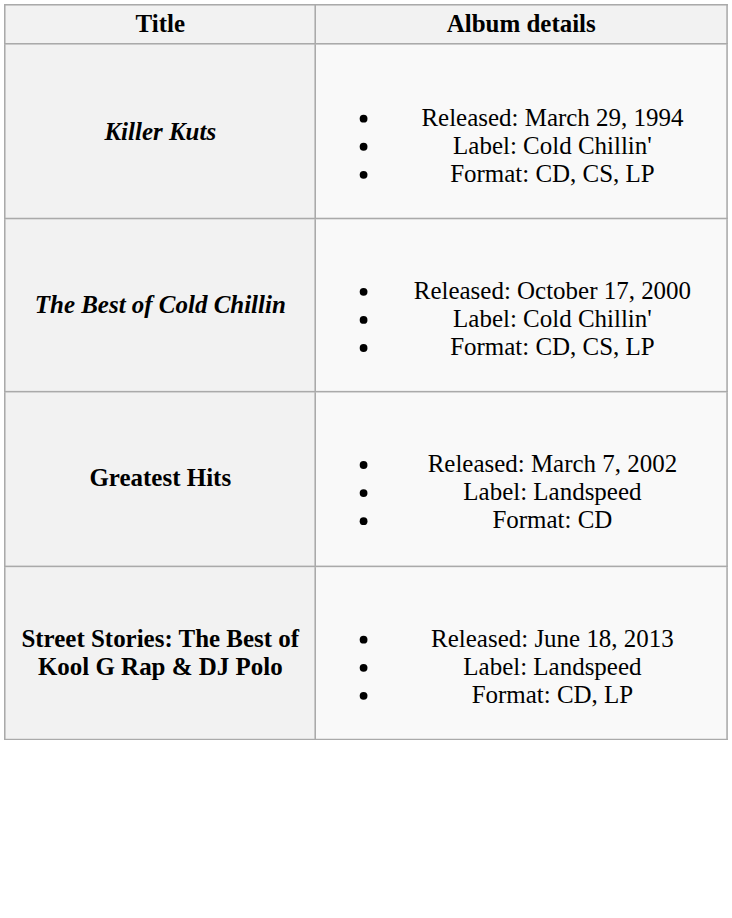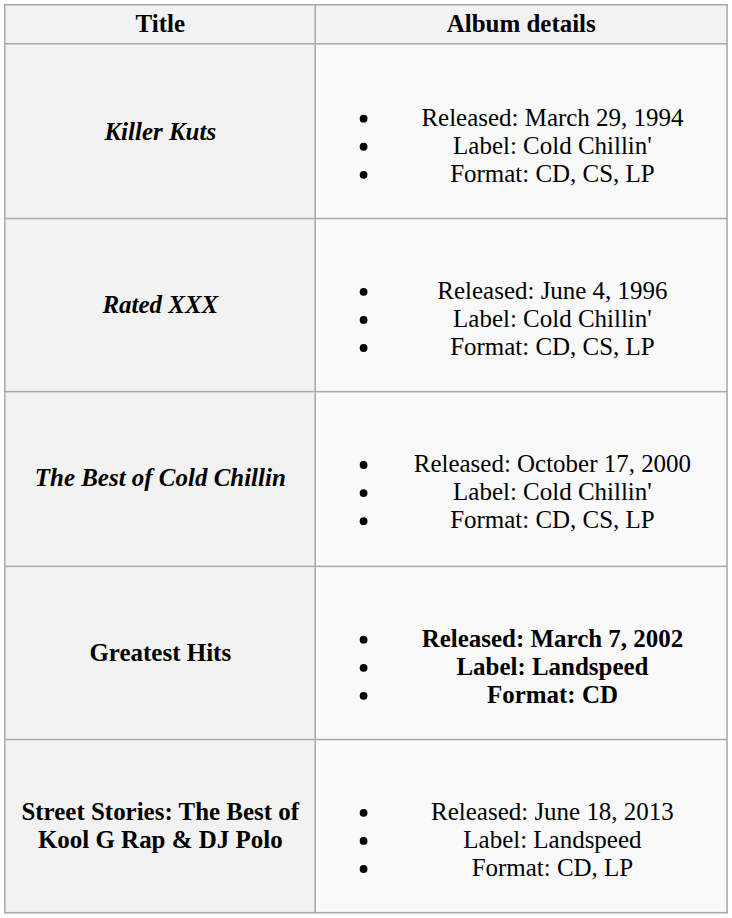+ row: (160, 304)
(521, 493) normal -> (521, 667) bold
